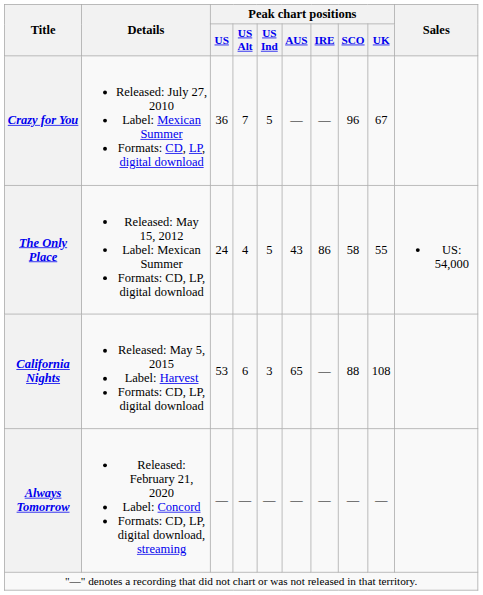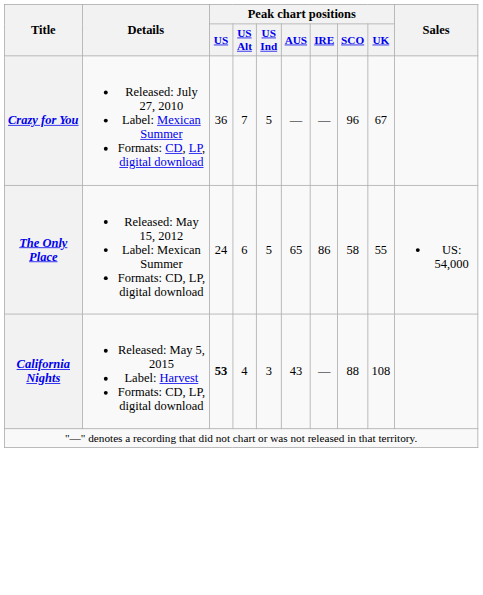(245, 249) 4 -> (244, 249) 6
(296, 249) 43 -> (296, 249) 65
(222, 371) normal -> (221, 371) bold
(245, 371) 6 -> (244, 371) 4
(296, 371) 65 -> (296, 371) 43
- row: (43, 500)
